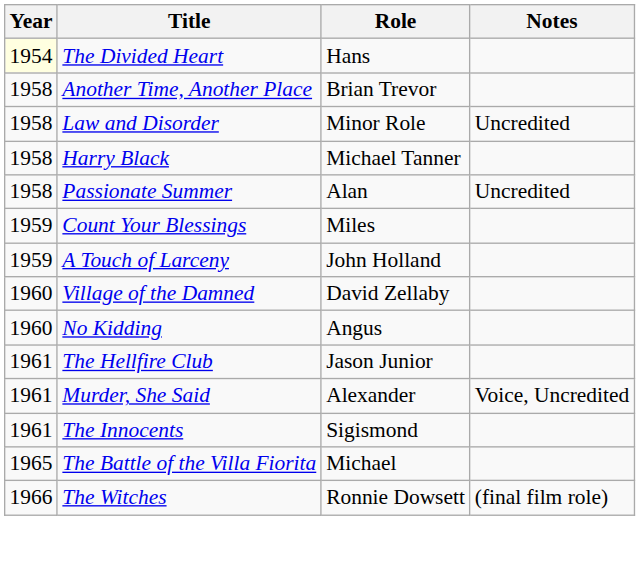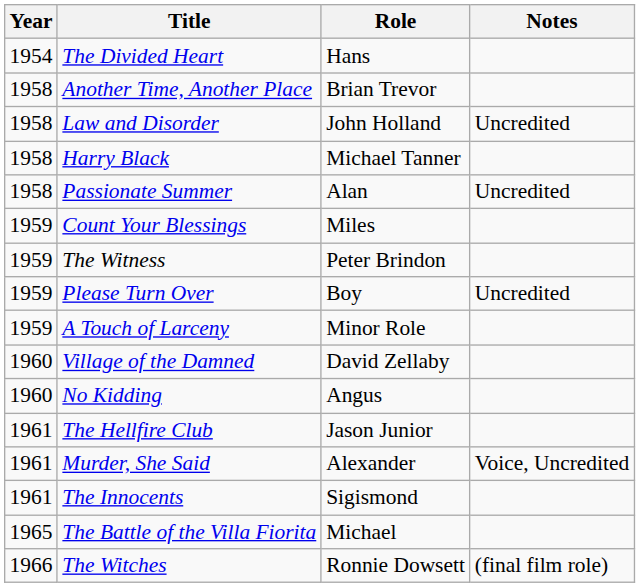(31, 55) lightyellow background -> (31, 55) no background
(376, 123) Minor Role -> (384, 123) John Holland
+ row: (114, 259)
+ row: (138, 293)
(384, 259) John Holland -> (376, 327) Minor Role
